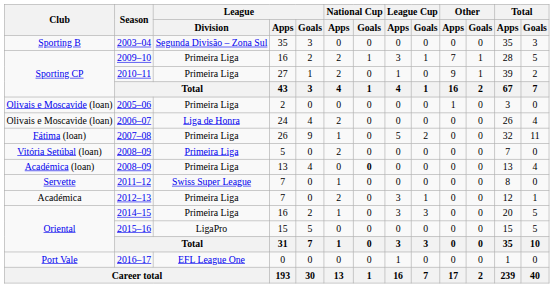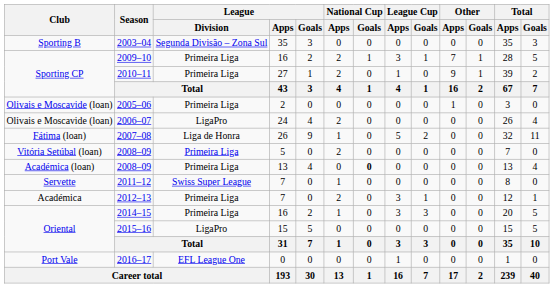(212, 120) Liga de Honra -> (212, 120) LigaPro
(212, 136) Primeira Liga -> (212, 136) Liga de Honra
